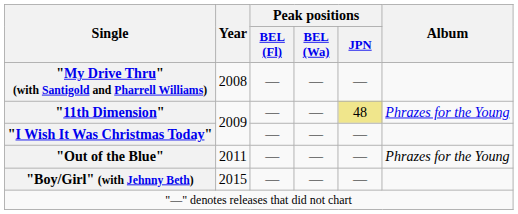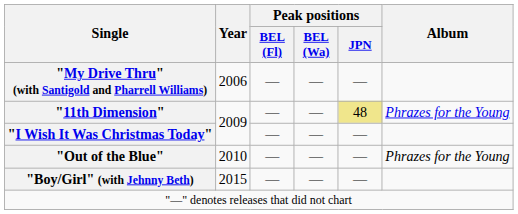(233, 81) 2008 -> (233, 81) 2006
(233, 156) 2011 -> (233, 156) 2010
